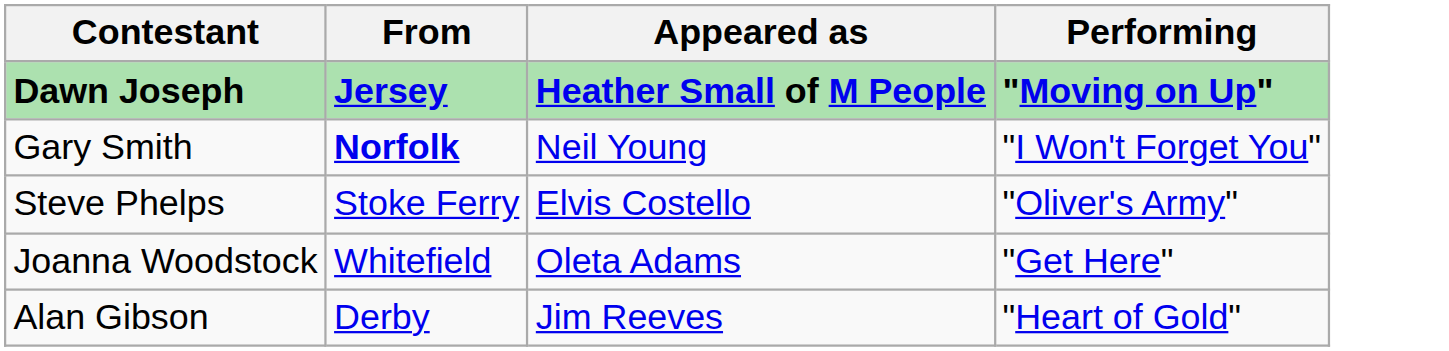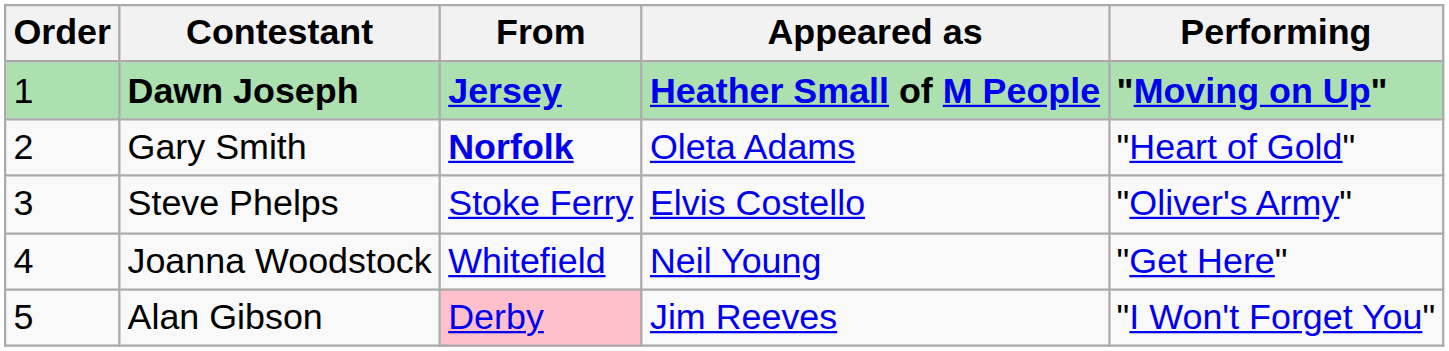+ column: (62, 32)
(622, 146) Neil Young -> (753, 146) Oleta Adams
(1162, 146) "I Won't Forget You" -> (1236, 146) "Heart of Gold"
(638, 260) Oleta Adams -> (736, 260) Neil Young
(382, 317) no background -> (496, 317) pink background
(1122, 317) "Heart of Gold" -> (1276, 317) "I Won't Forget You"
